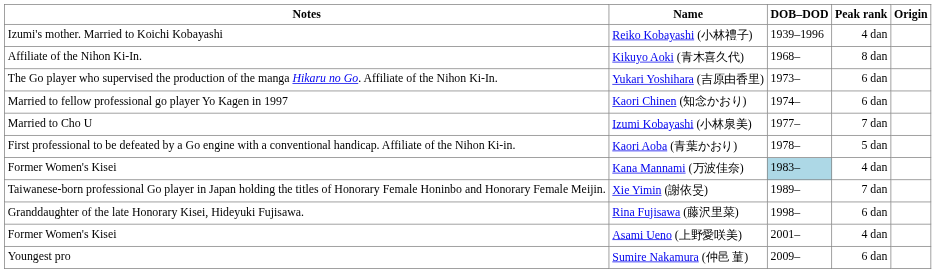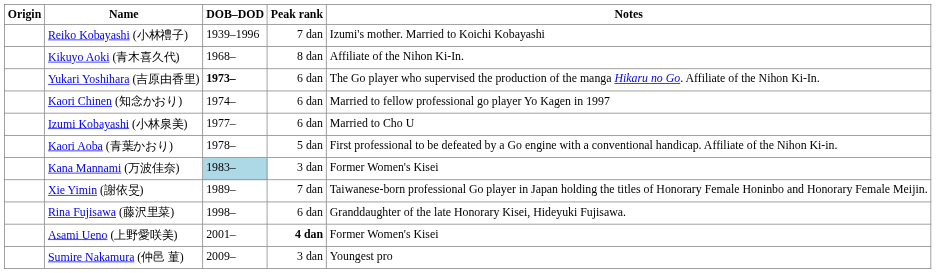columns swapped: (911, 14) <-> (307, 14)
(874, 34) 4 dan -> (310, 34) 7 dan
(785, 78) normal -> (221, 78) bold
(874, 123) 7 dan -> (310, 123) 6 dan
(874, 167) 4 dan -> (310, 167) 3 dan
(874, 234) normal -> (309, 234) bold
(874, 256) 6 dan -> (310, 256) 3 dan
